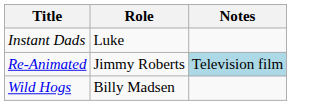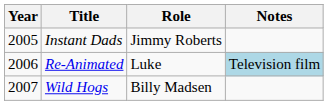+ column: (23, 16)
(109, 40) Luke -> (176, 40) Jimmy Roberts
(139, 64) Jimmy Roberts -> (146, 64) Luke
